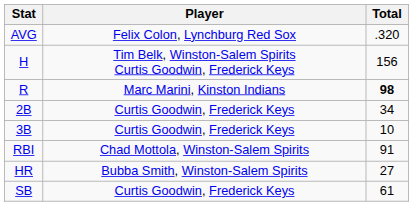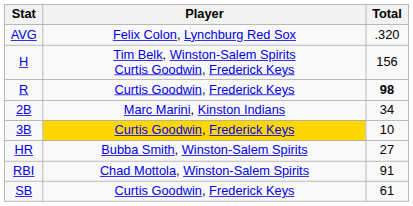(204, 89) Marc Marini, Kinston Indians -> (204, 89) Curtis Goodwin, Frederick Keys
(204, 110) Curtis Goodwin, Frederick Keys -> (204, 110) Marc Marini, Kinston Indians
(204, 130) no background -> (204, 130) gold background
rows swapped: (24, 171) <-> (24, 150)
